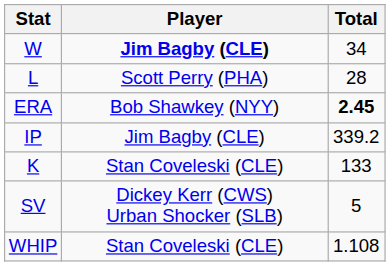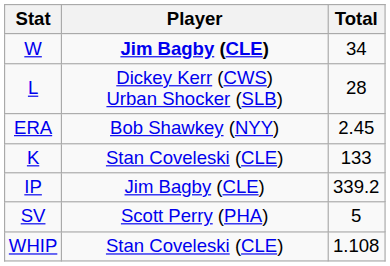(195, 78) Scott Perry (PHA) -> (195, 88) Dickey Kerr (CWS) Urban Shocker (SLB)
(356, 107) bold -> (356, 128) normal
rows swapped: (33, 166) <-> (33, 136)
(195, 206) Dickey Kerr (CWS) Urban Shocker (SLB) -> (195, 216) Scott Perry (PHA)
